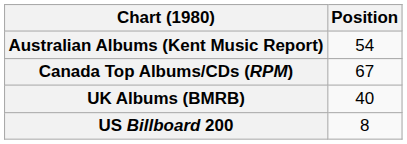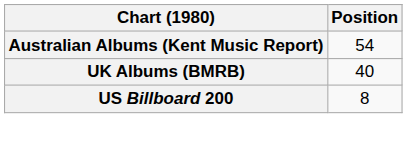- row: (166, 71)
